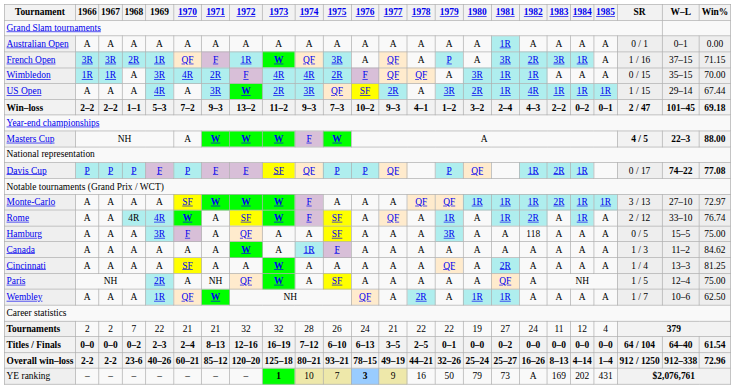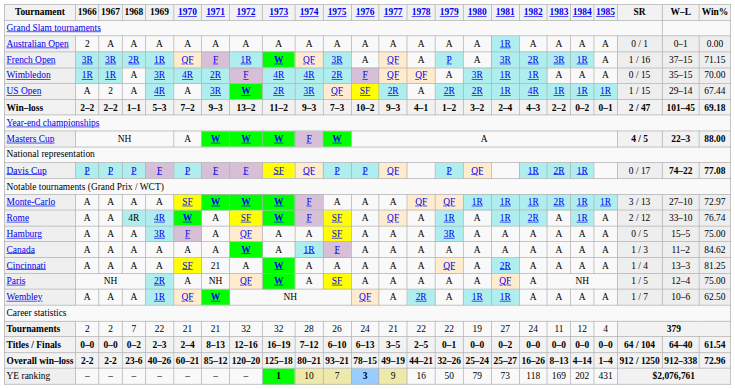(87, 44) A -> (87, 44) 2
(111, 91) A -> (111, 91) 2
(449, 91) 3R -> (449, 91) 2R
(533, 234) 118 -> (533, 234) A
(216, 265) A -> (216, 265) 21
(533, 376) A -> (533, 376) 118
